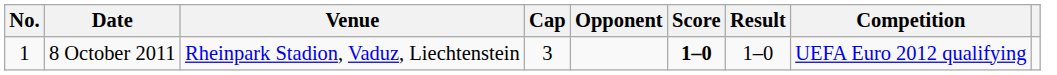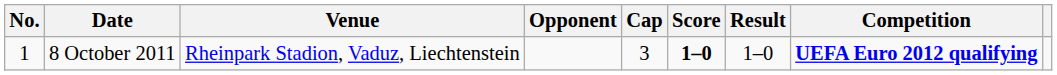columns swapped: (547, 20) <-> (619, 20)
(911, 53) normal -> (916, 53) bold
